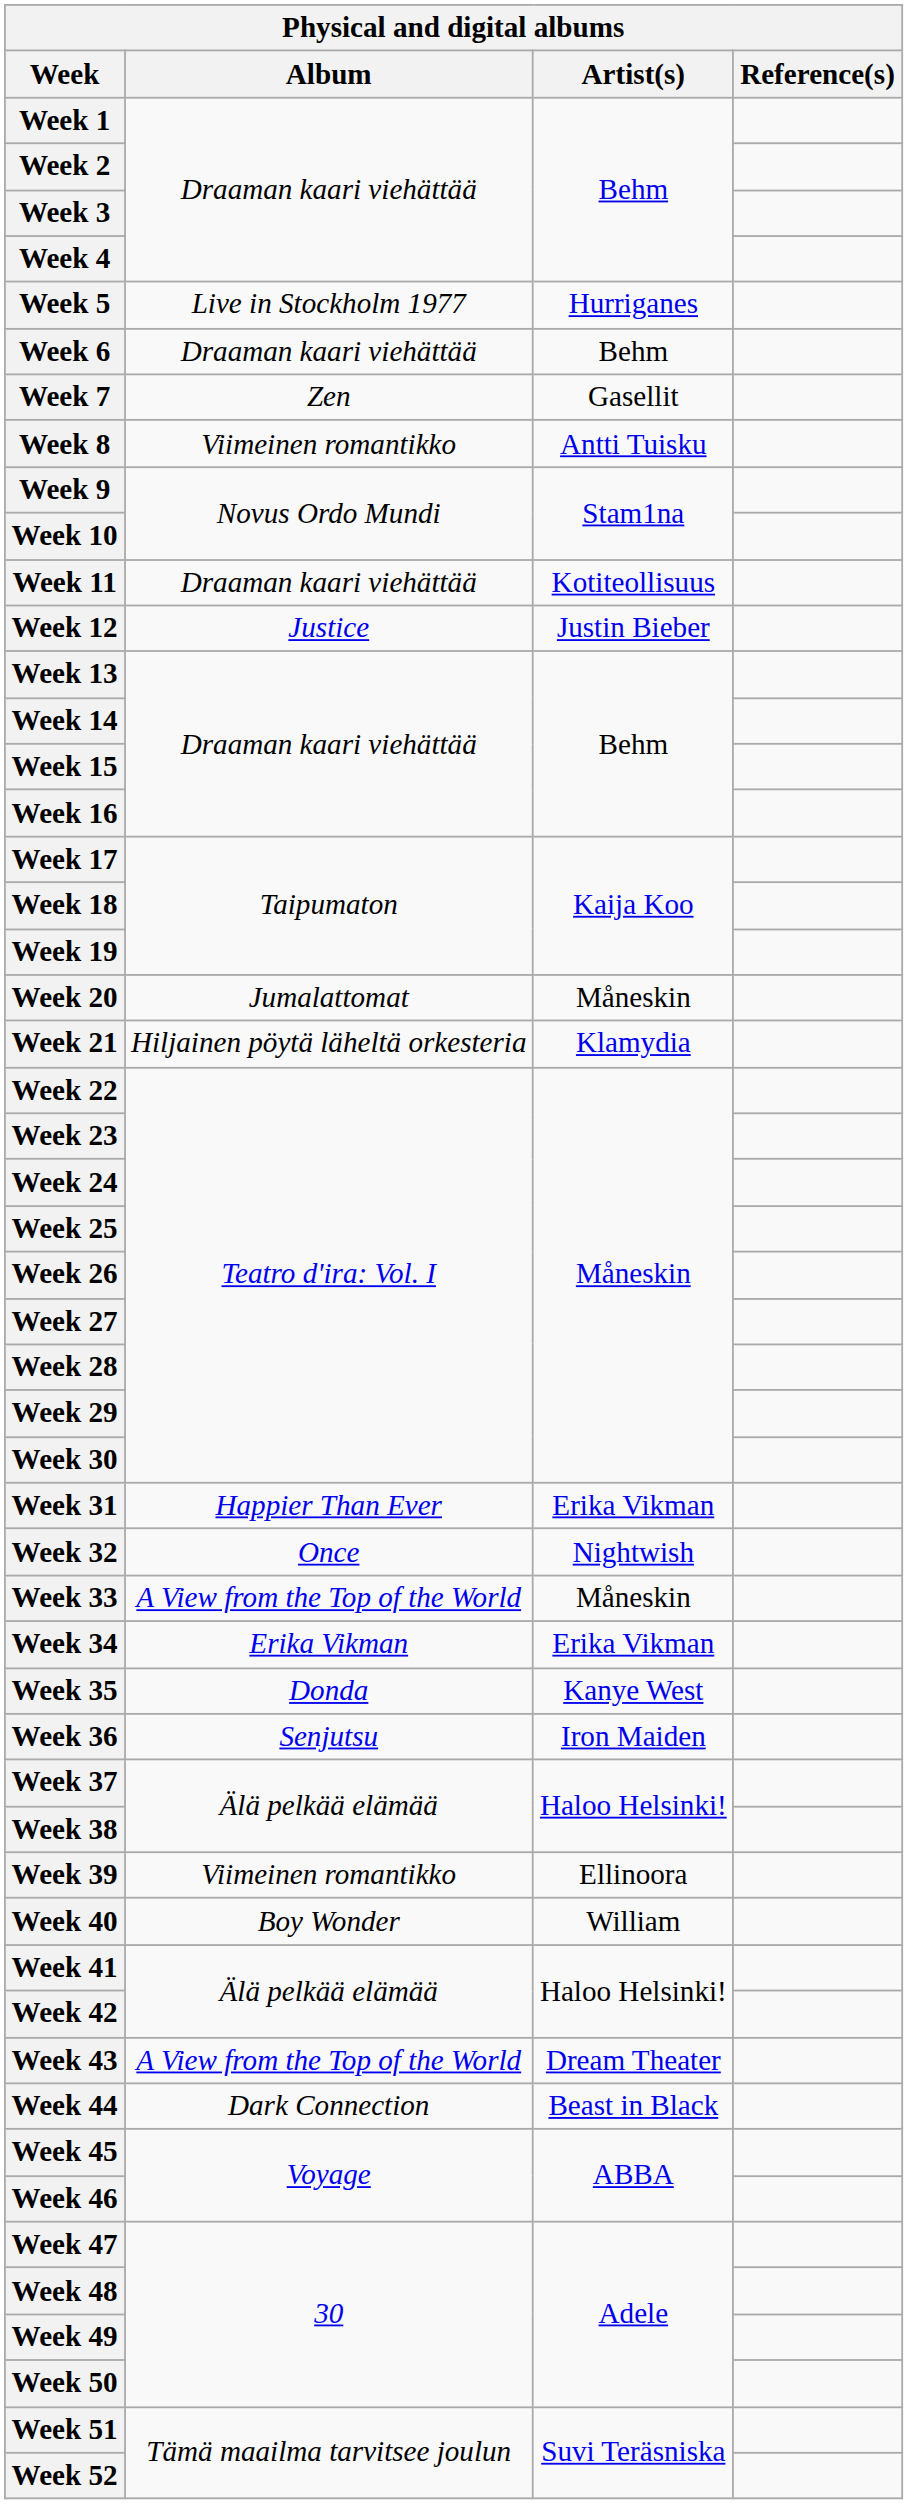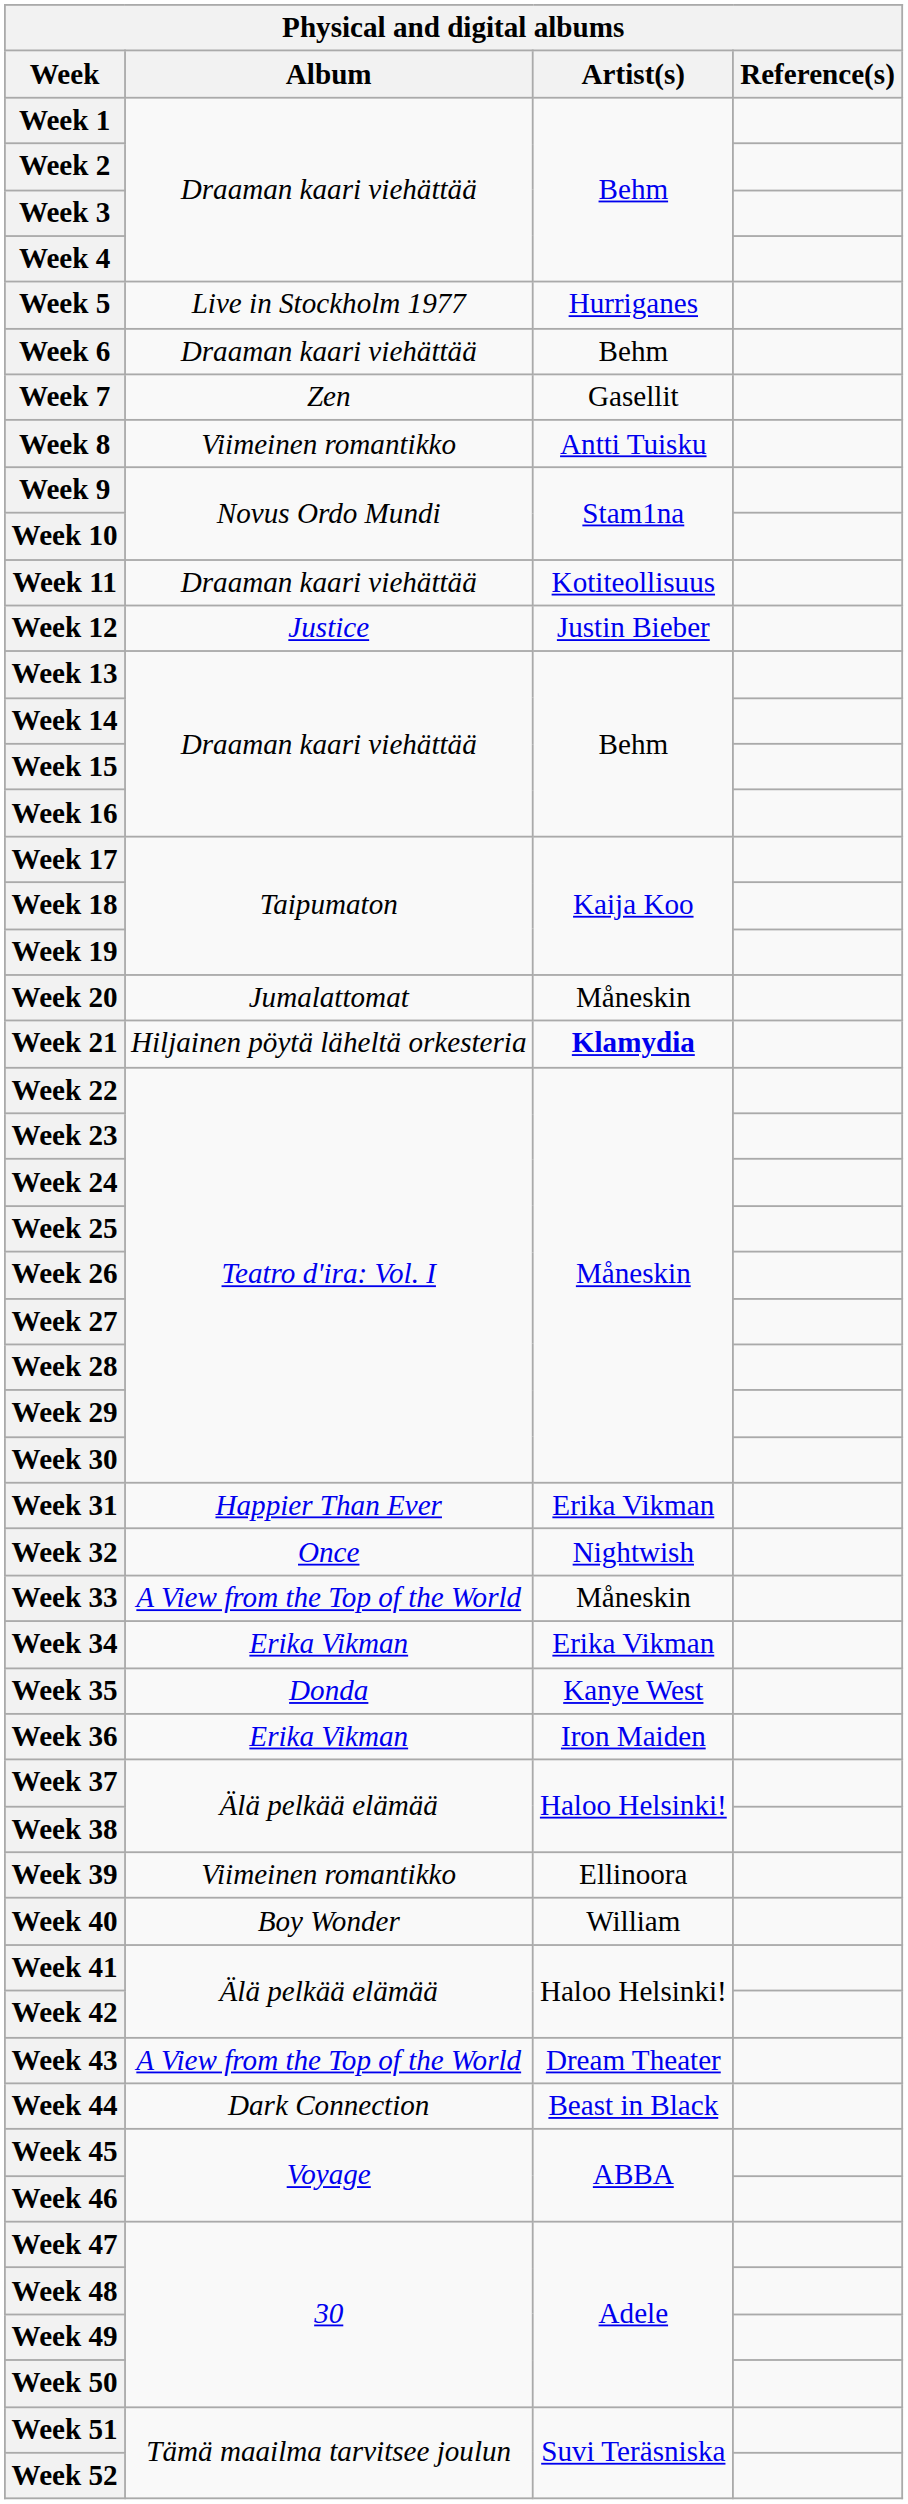(633, 1043) normal -> (633, 1043) bold
(329, 1736) Senjutsu -> (329, 1736) Erika Vikman
